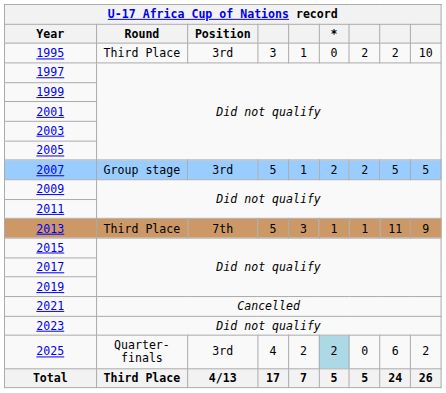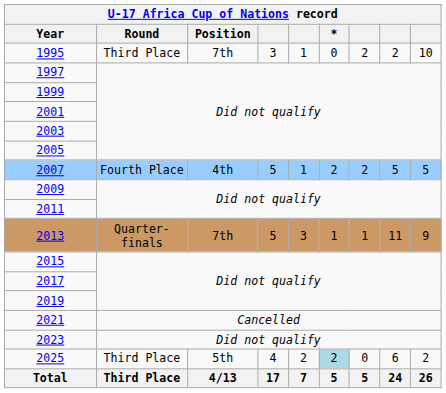(223, 53) 3rd -> (223, 53) 7th
(142, 170) Group stage -> (142, 170) Fourth Place
(223, 170) 3rd -> (223, 170) 4th
(142, 228) Third Place -> (142, 235) Quarter-finals
(142, 352) Quarter-finals -> (142, 359) Third Place
(223, 352) 3rd -> (223, 359) 5th
